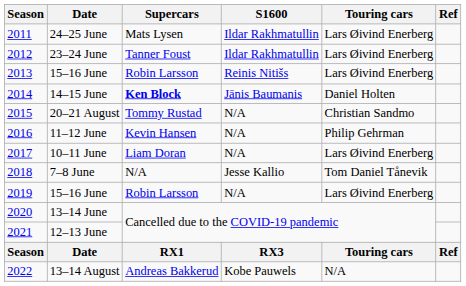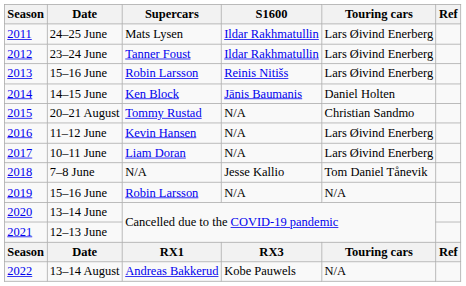(153, 93) bold -> (152, 93) normal
(364, 133) Philip Gehrman -> (379, 133) Lars Øivind Enerberg
(379, 192) Lars Øivind Enerberg -> (335, 192) N/A
